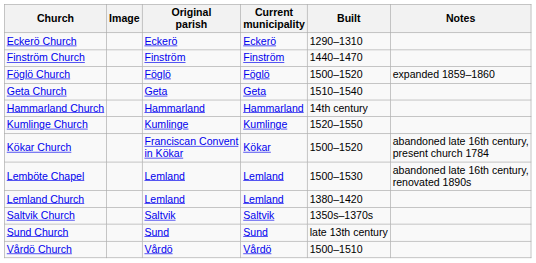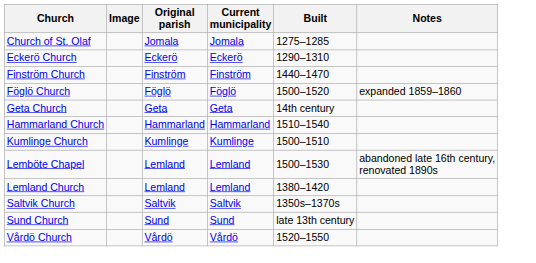+ row: (49, 41)
(336, 91) 1510–1540 -> (305, 108) 14th century
(339, 108) 14th century -> (303, 125) 1510–1540
(336, 125) 1520–1550 -> (303, 141) 1500–1510
- row: (39, 147)
(336, 249) 1500–1510 -> (303, 237) 1520–1550
